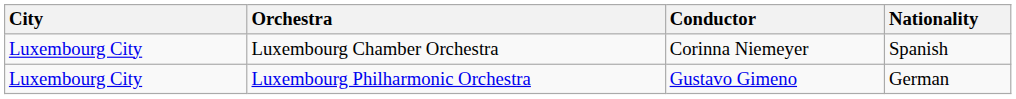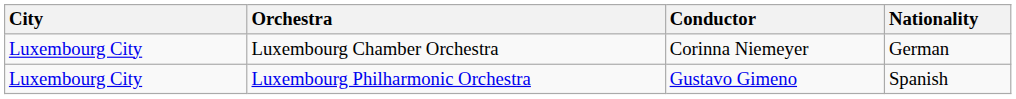(919, 49) Spanish -> (919, 49) German
(919, 78) German -> (919, 78) Spanish
